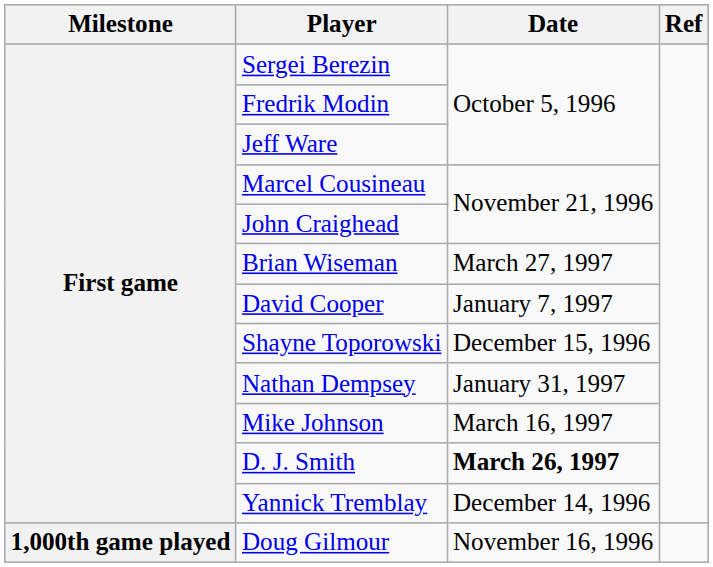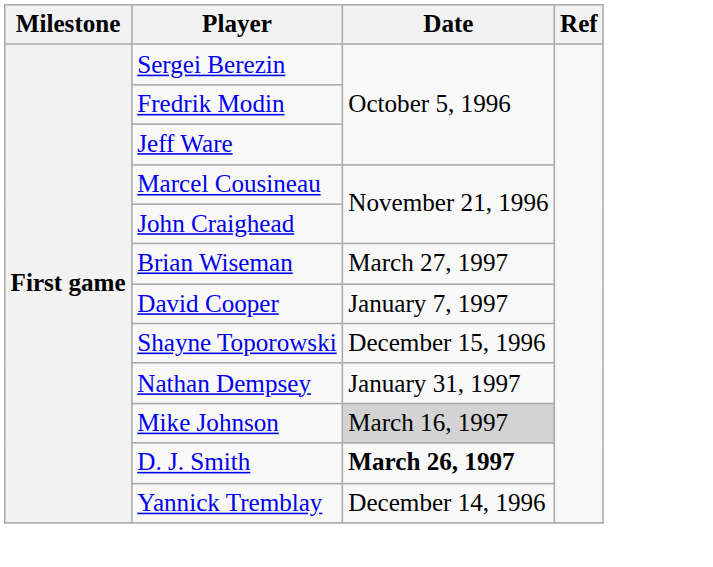(533, 422) no background -> (428, 422) lightgrey background
- row: (316, 542)
